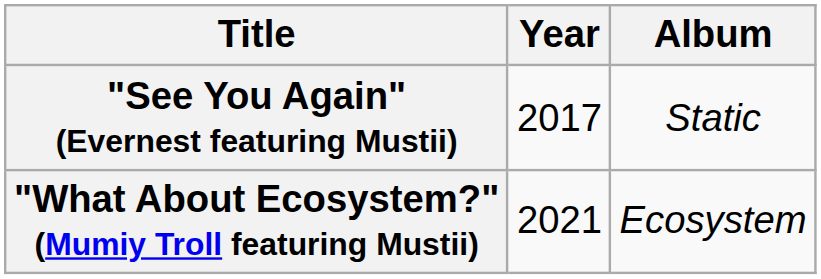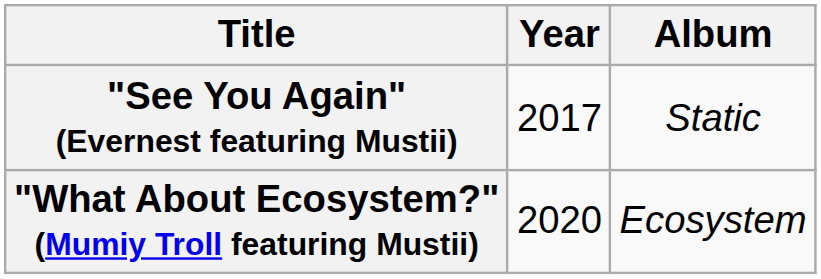(559, 220) 2021 -> (559, 220) 2020
